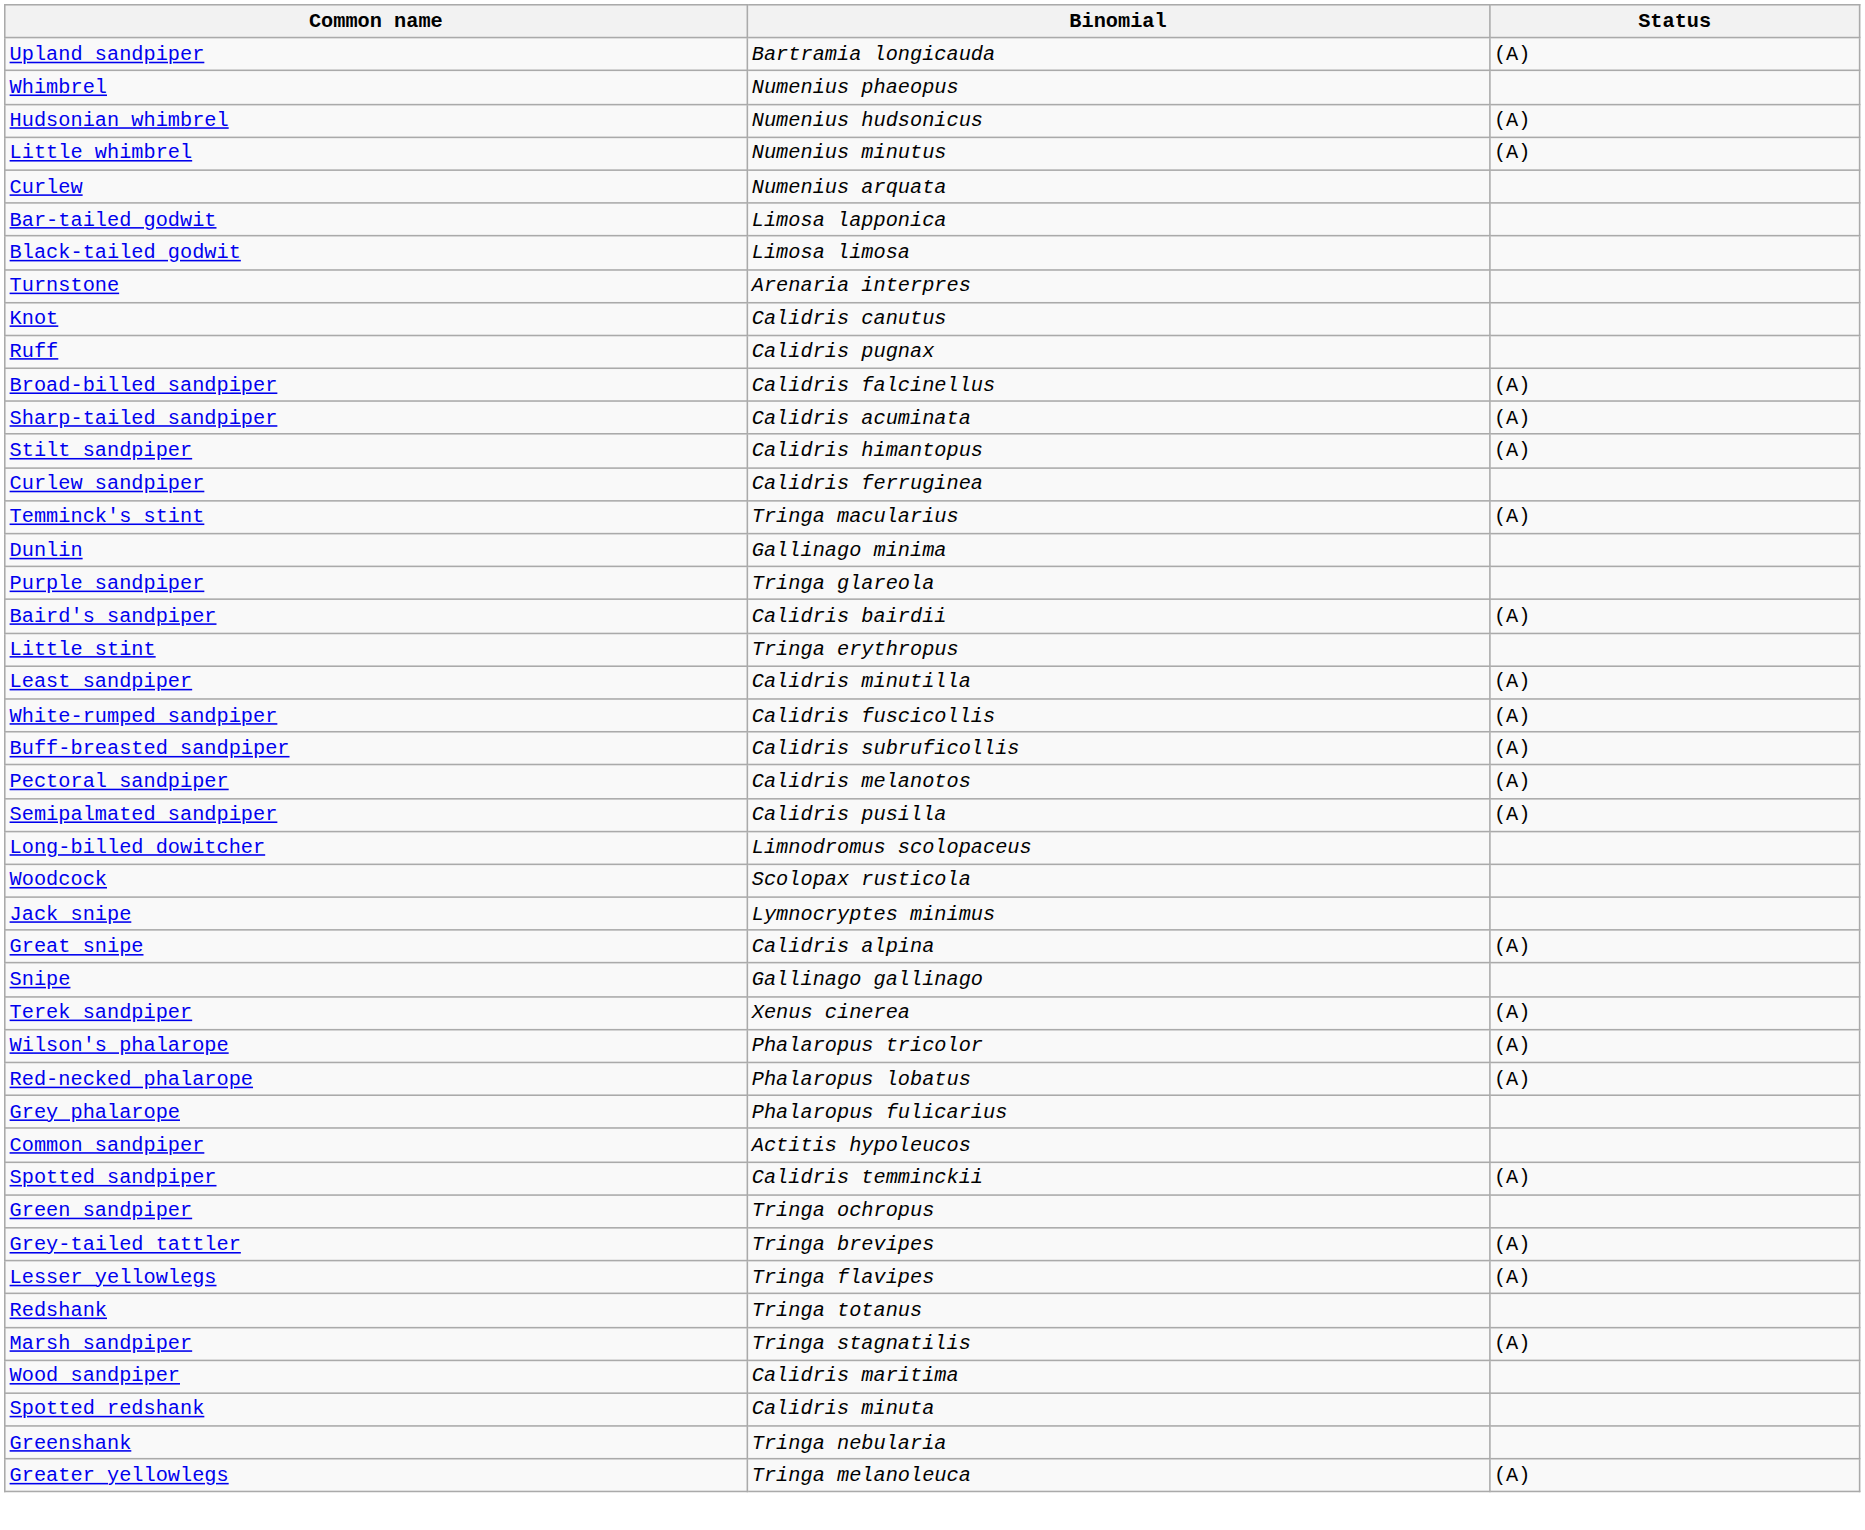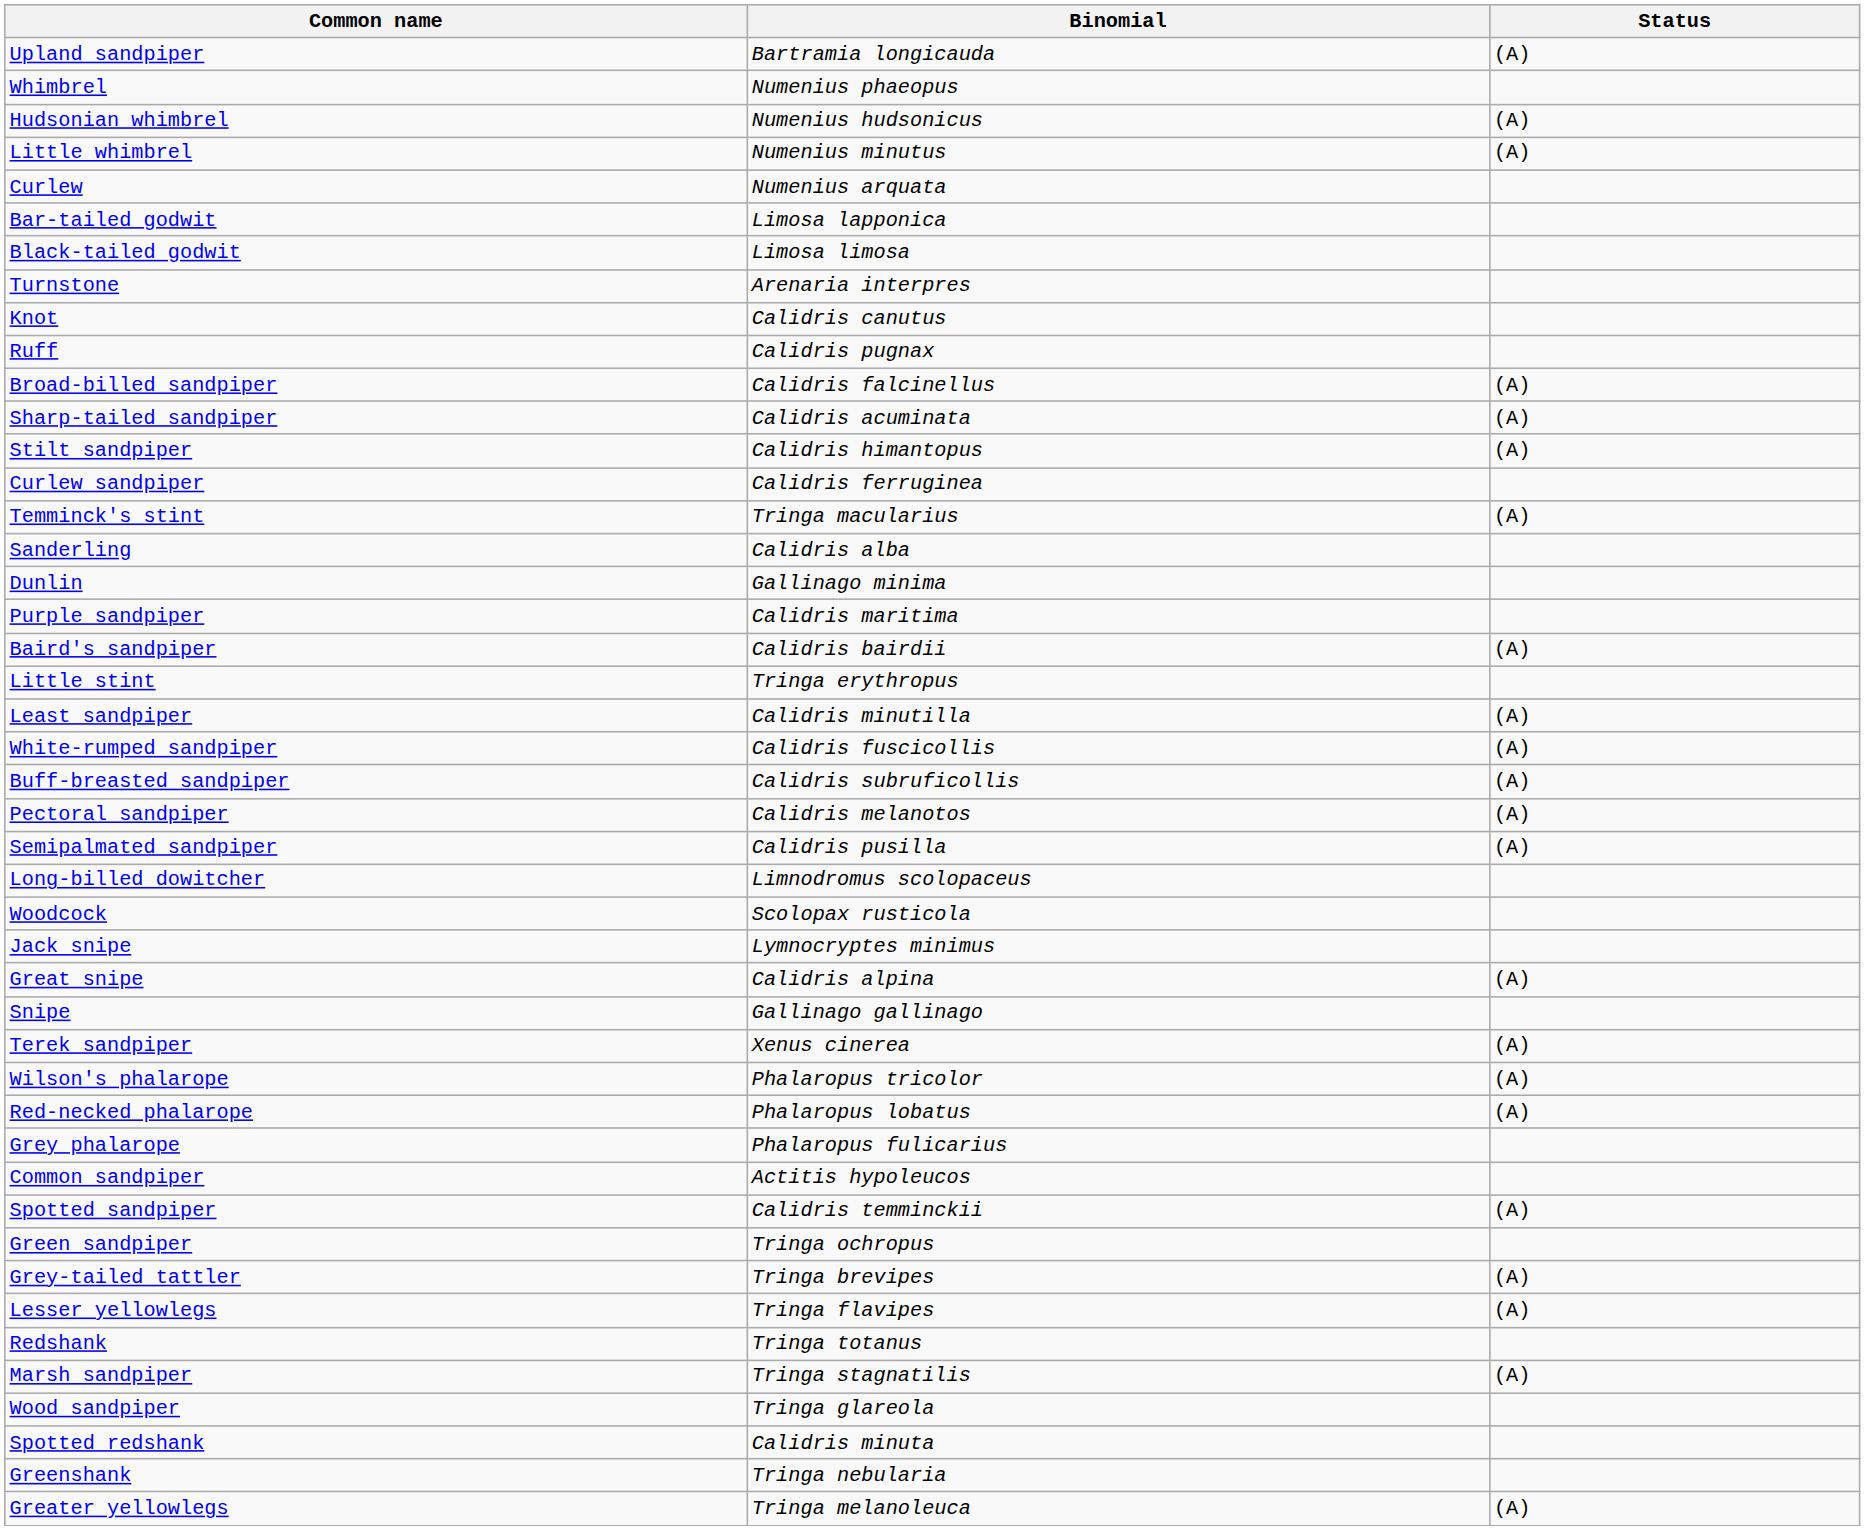+ row: (70, 550)
(843, 583) Tringa glareola -> (855, 616) Calidris maritima
(855, 1376) Calidris maritima -> (843, 1410) Tringa glareola
